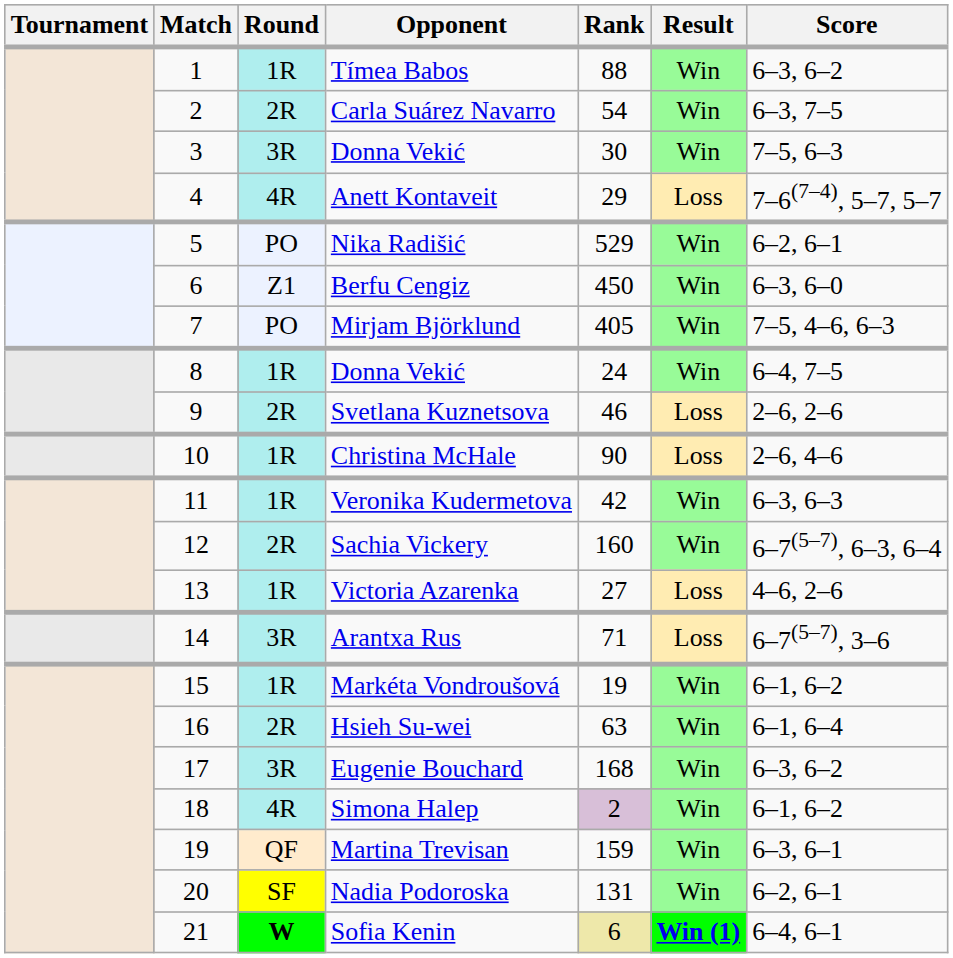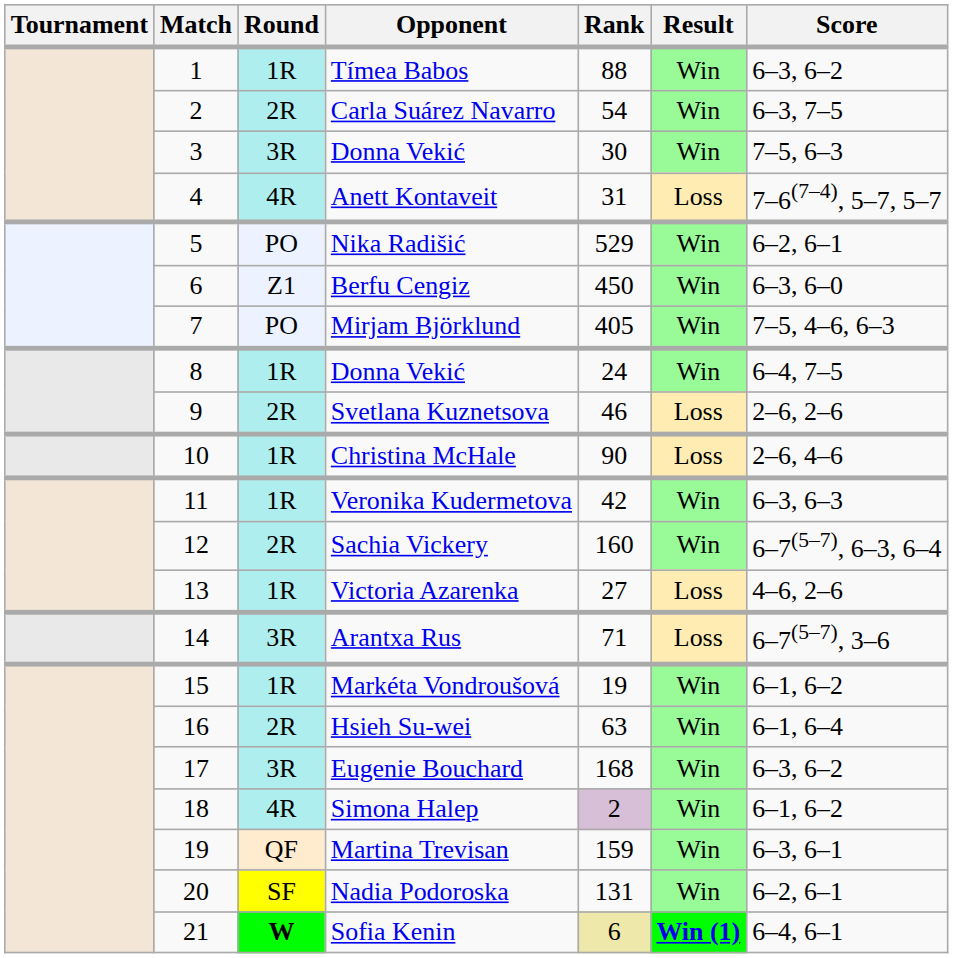(614, 196) 29 -> (614, 196) 31
